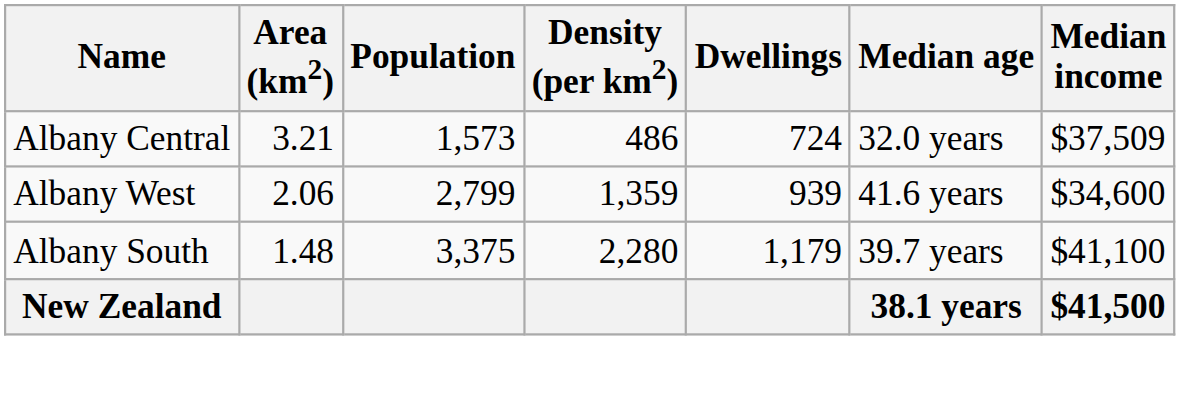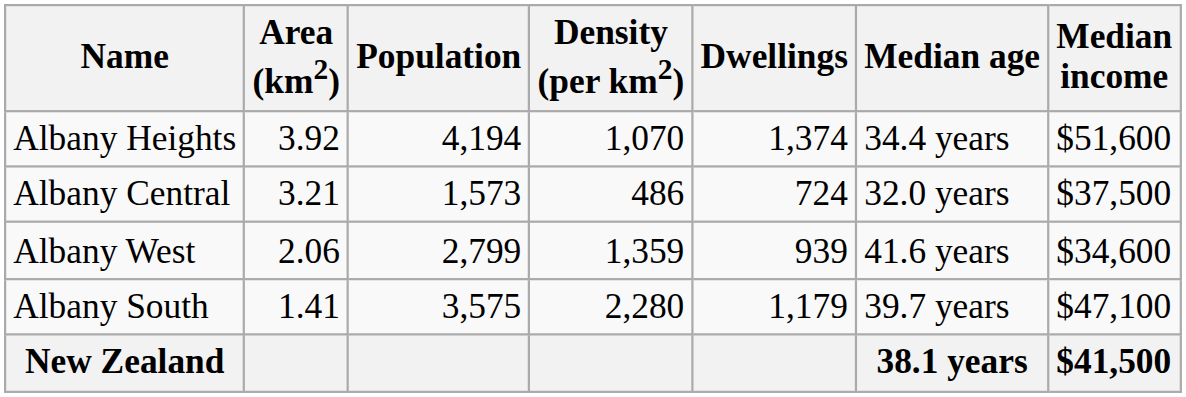+ row: (125, 137)
(1108, 137) $37,509 -> (1114, 194) $37,500
(303, 250) 1.48 -> (309, 306) 1.41
(476, 250) 3,375 -> (481, 306) 3,575
(1108, 250) $41,100 -> (1114, 306) $47,100
